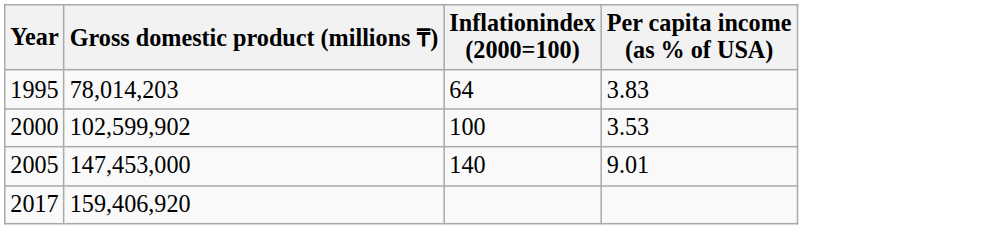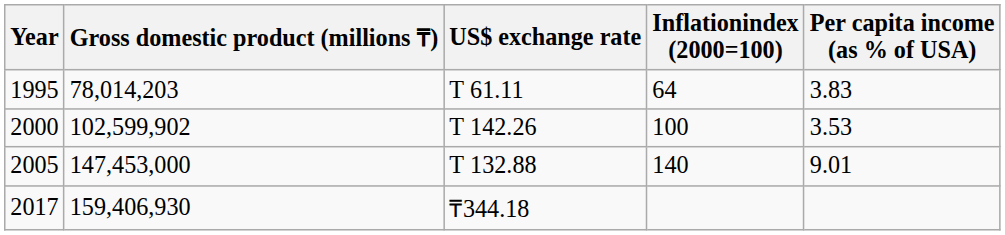+ column: (545, 37)
(130, 204) 159,406,920 -> (130, 207) 159,406,930
